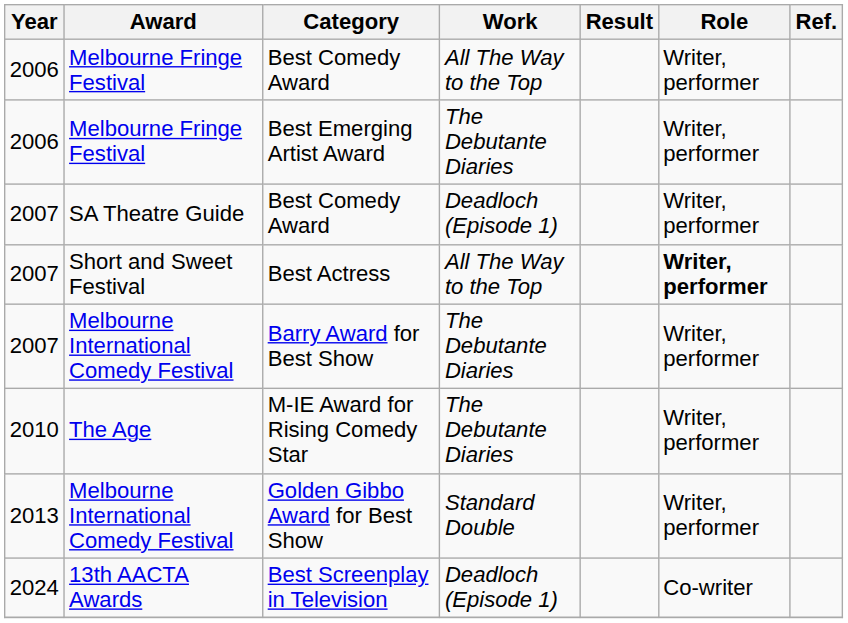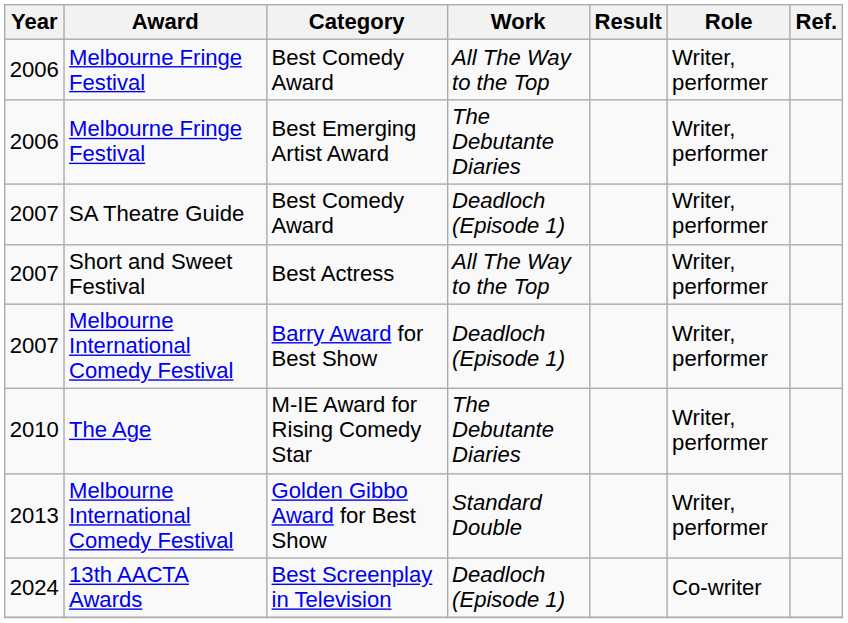(715, 273) bold -> (720, 273) normal
(496, 346) The Debutante Diaries -> (509, 346) Deadloch (Episode 1)
